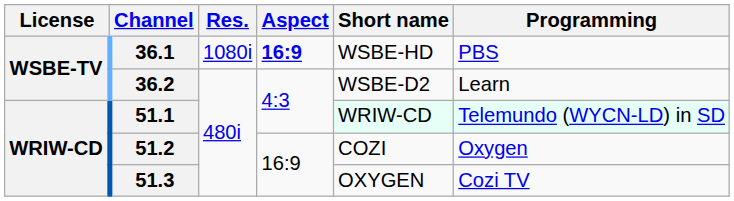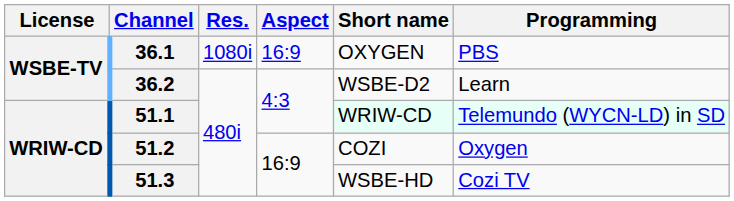(282, 52) bold -> (281, 52) normal
(386, 52) WSBE-HD -> (381, 52) OXYGEN
(381, 180) OXYGEN -> (386, 180) WSBE-HD
